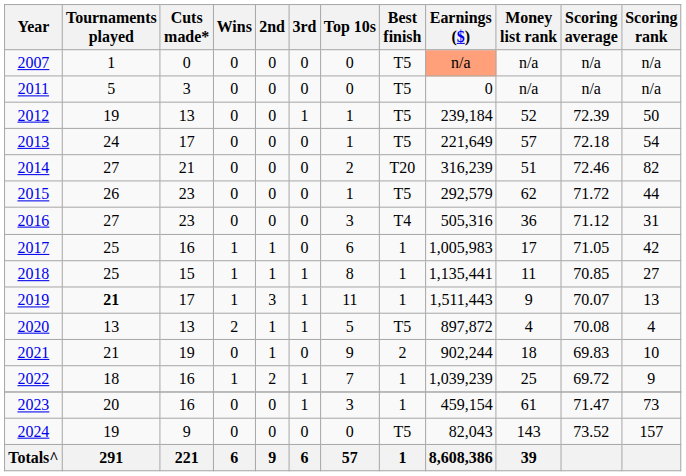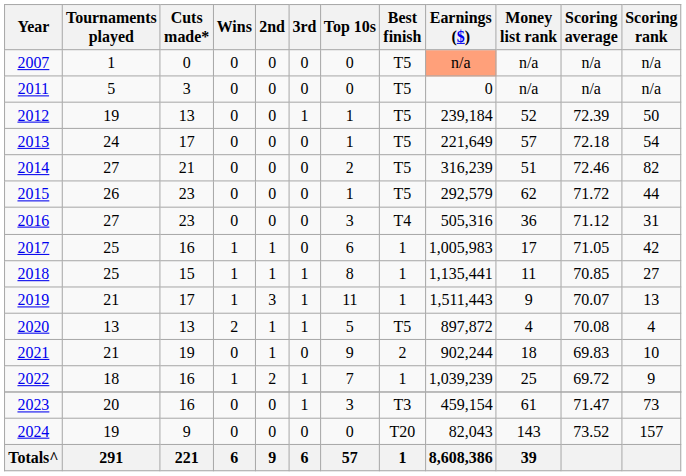(402, 168) T20 -> (402, 168) T5
(111, 299) bold -> (111, 299) normal
(402, 405) 1 -> (402, 405) T3
(402, 431) T5 -> (402, 431) T20
